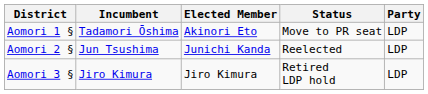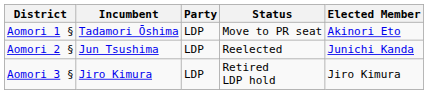columns swapped: (404, 13) <-> (230, 13)
